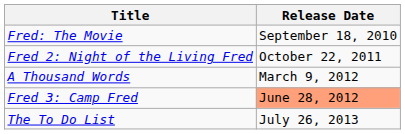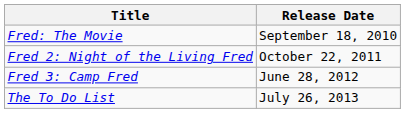- row: (69, 77)
(309, 98) lightsalmon background -> (309, 77) no background
